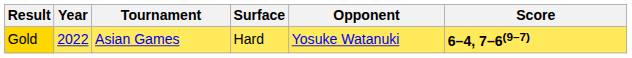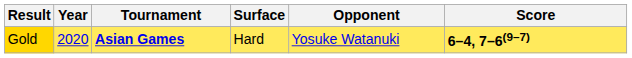(73, 39) 2022 -> (73, 39) 2020
(137, 39) normal -> (140, 39) bold
